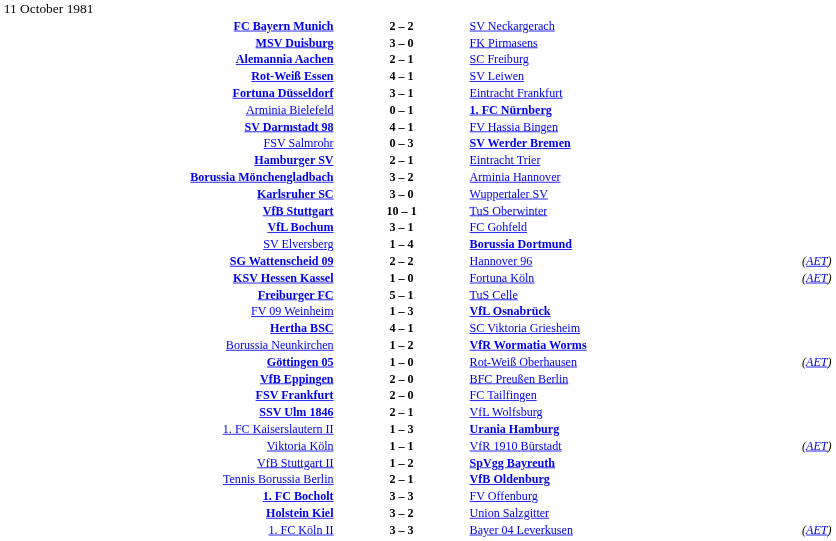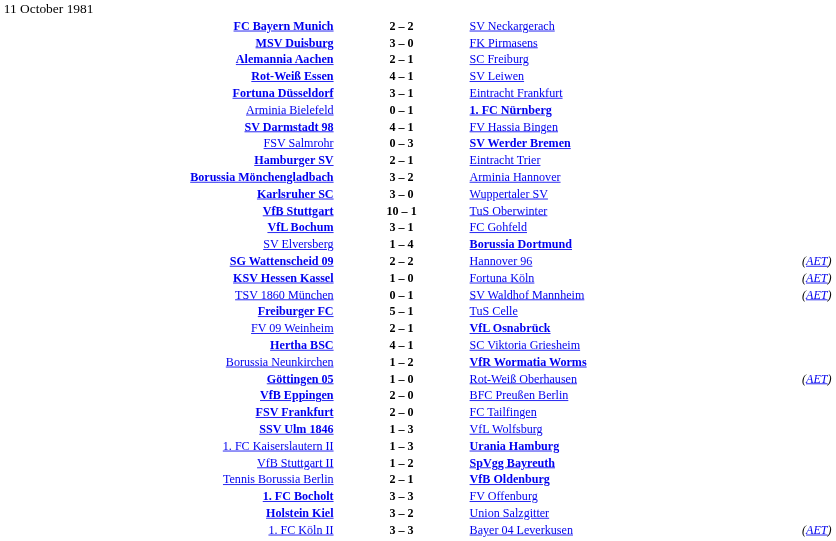+ row: (284, 294)
(402, 311) 1 – 3 -> (402, 328) 2 – 1
(402, 412) 2 – 1 -> (402, 429) 1 – 3
- row: (300, 446)
